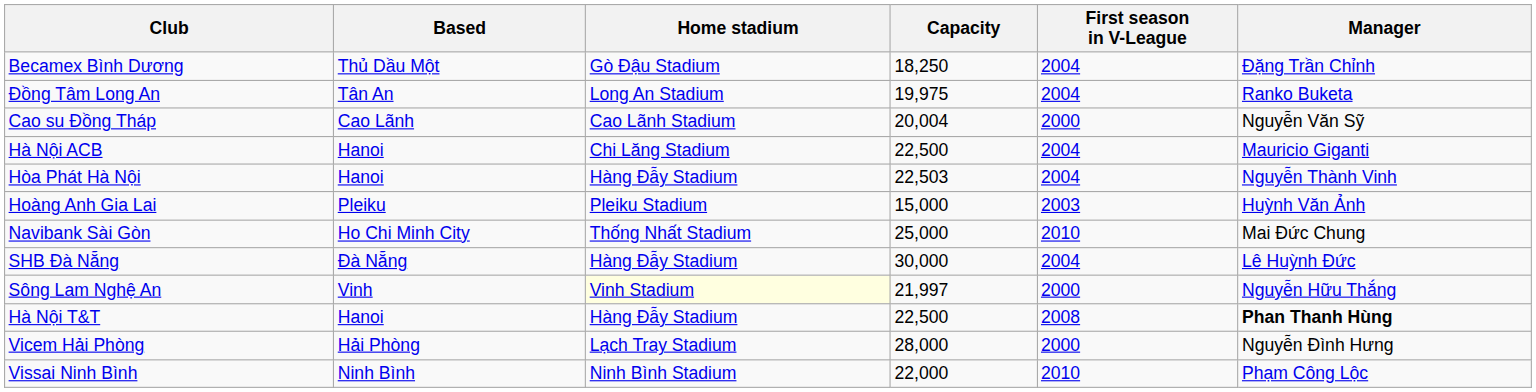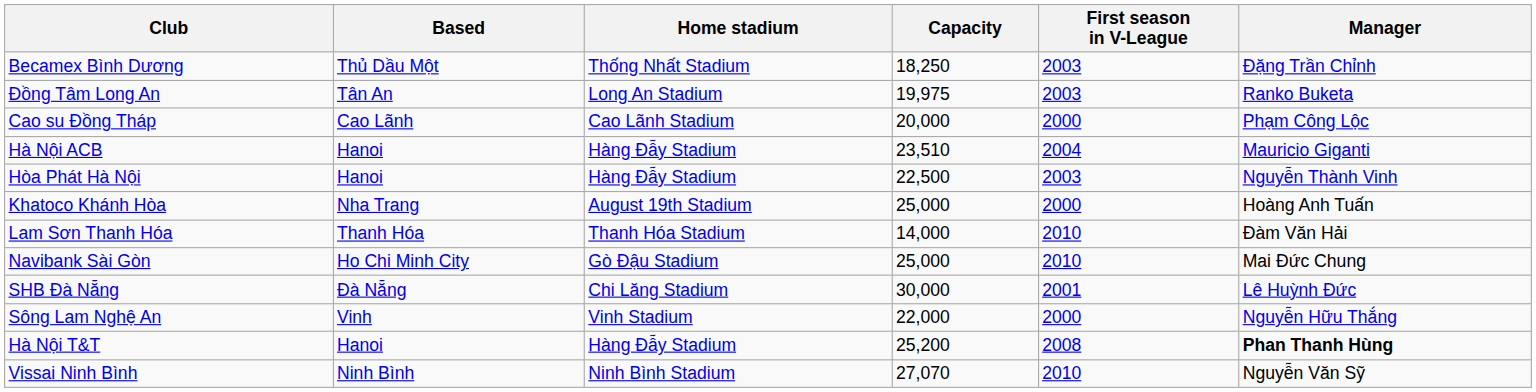(655, 66) Gò Đậu Stadium -> (669, 66) Thống Nhất Stadium
(1061, 66) 2004 -> (1062, 66) 2003
(1061, 94) 2004 -> (1062, 94) 2003
(921, 121) 20,004 -> (923, 121) 20,000
(1303, 121) Nguyễn Văn Sỹ -> (1306, 121) Phạm Công Lộc
(660, 149) Chi Lăng Stadium -> (662, 149) Hàng Đẫy Stadium
(921, 149) 22,500 -> (923, 149) 23,510
(921, 177) 22,503 -> (923, 177) 22,500
(1061, 177) 2004 -> (1062, 177) 2003
- row: (82, 205)
+ row: (87, 205)
+ row: (91, 233)
(670, 233) Thống Nhất Stadium -> (653, 261) Gò Đậu Stadium
(664, 261) Hàng Đẫy Stadium -> (658, 289) Chi Lăng Stadium
(1061, 261) 2004 -> (1062, 289) 2001
(642, 289) lightyellow background -> (641, 317) no background
(921, 289) 21,997 -> (923, 317) 22,000
(921, 317) 22,500 -> (923, 345) 25,200
- row: (76, 345)
(921, 373) 22,000 -> (923, 373) 27,070
(1305, 373) Phạm Công Lộc -> (1304, 373) Nguyễn Văn Sỹ
